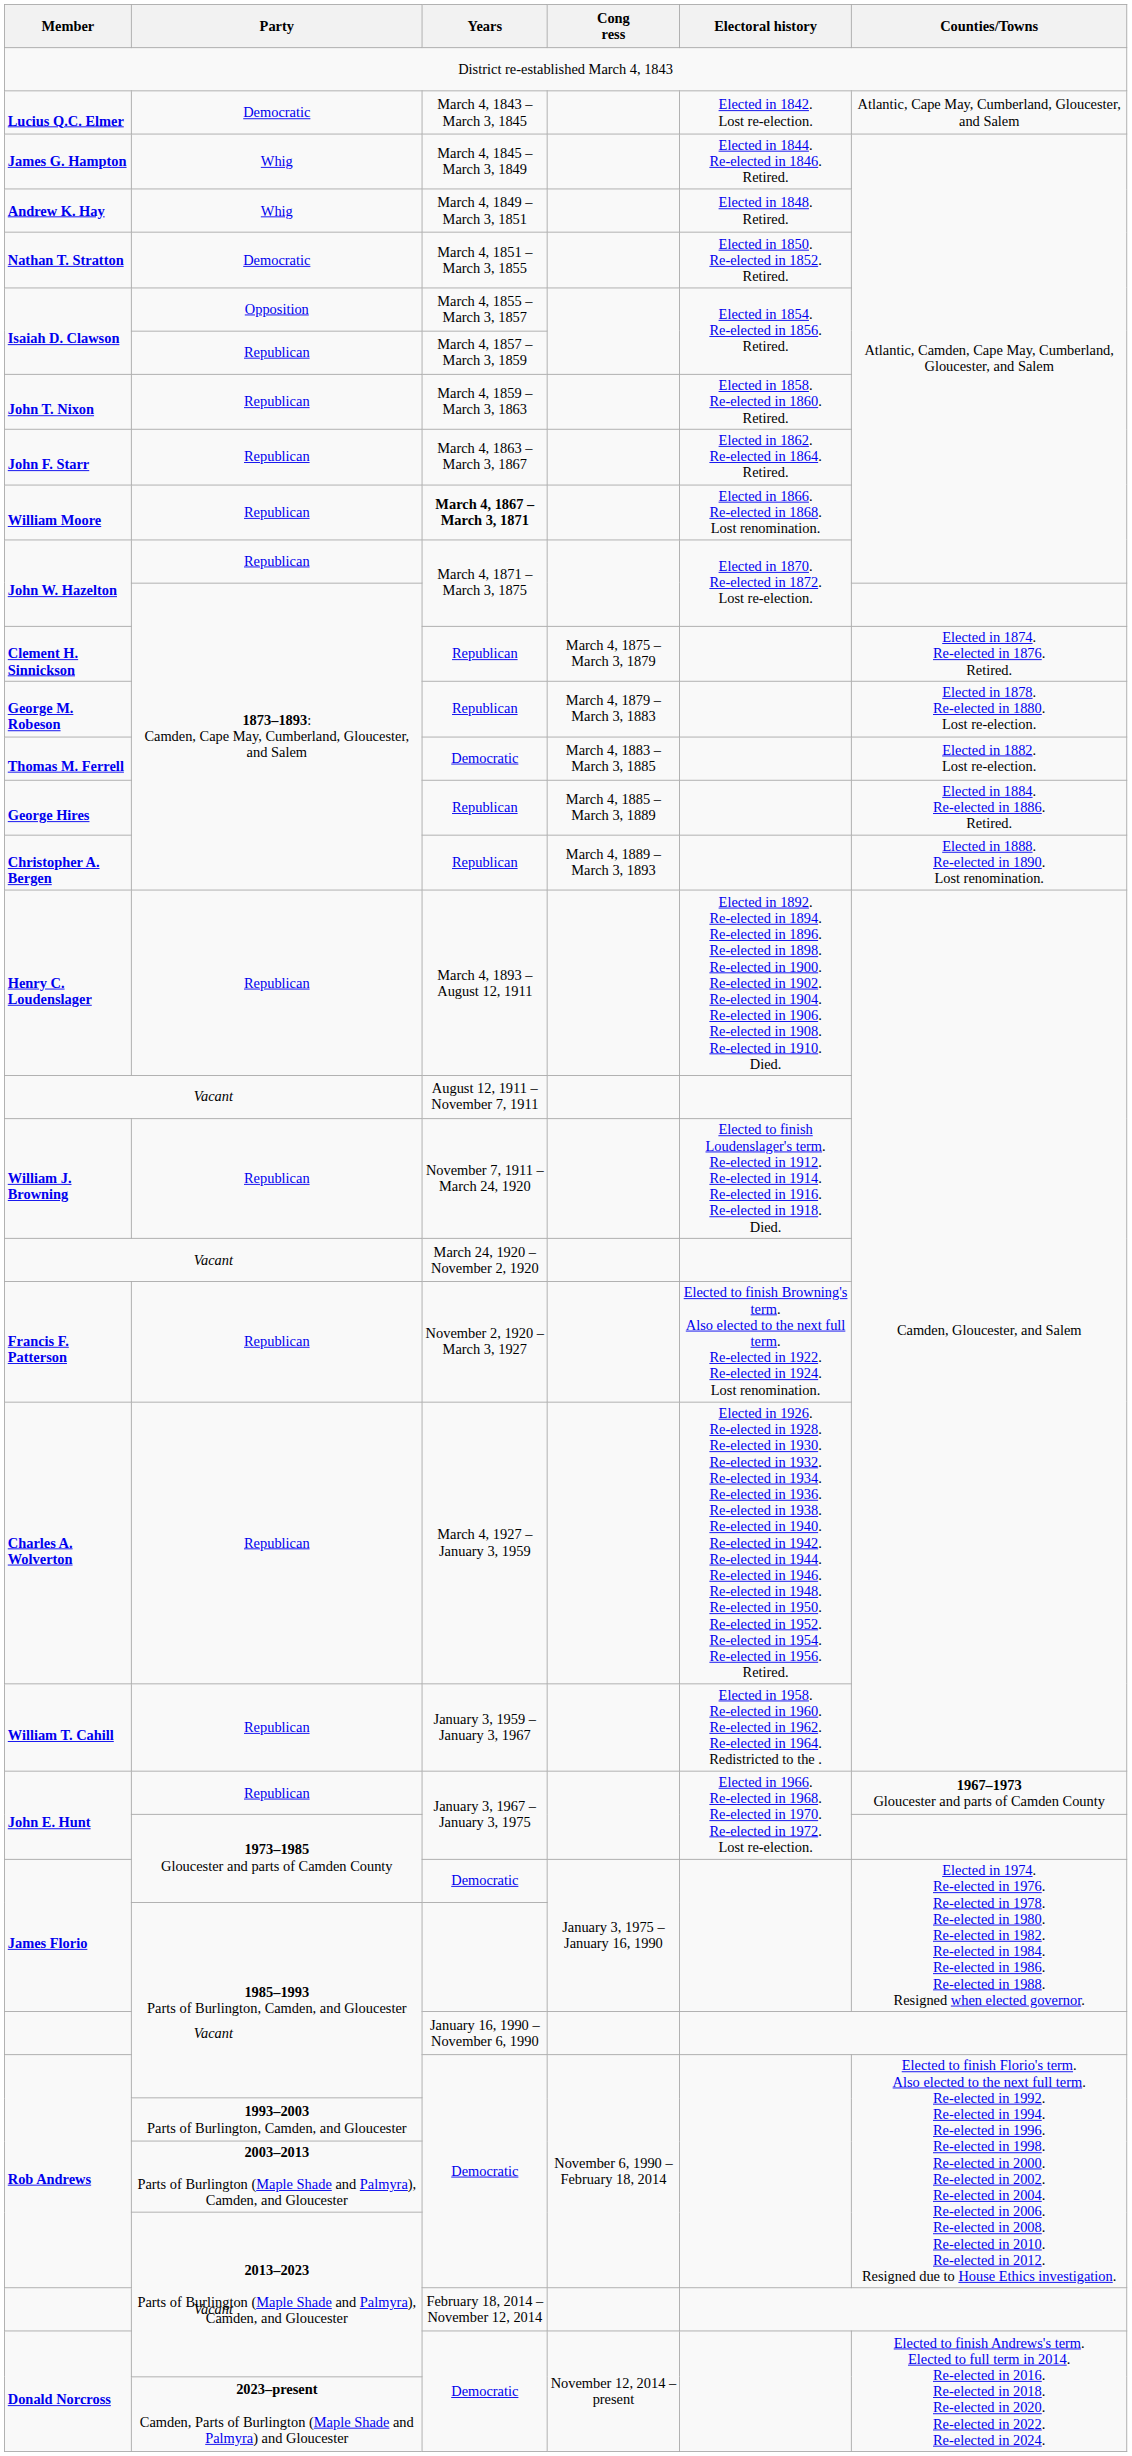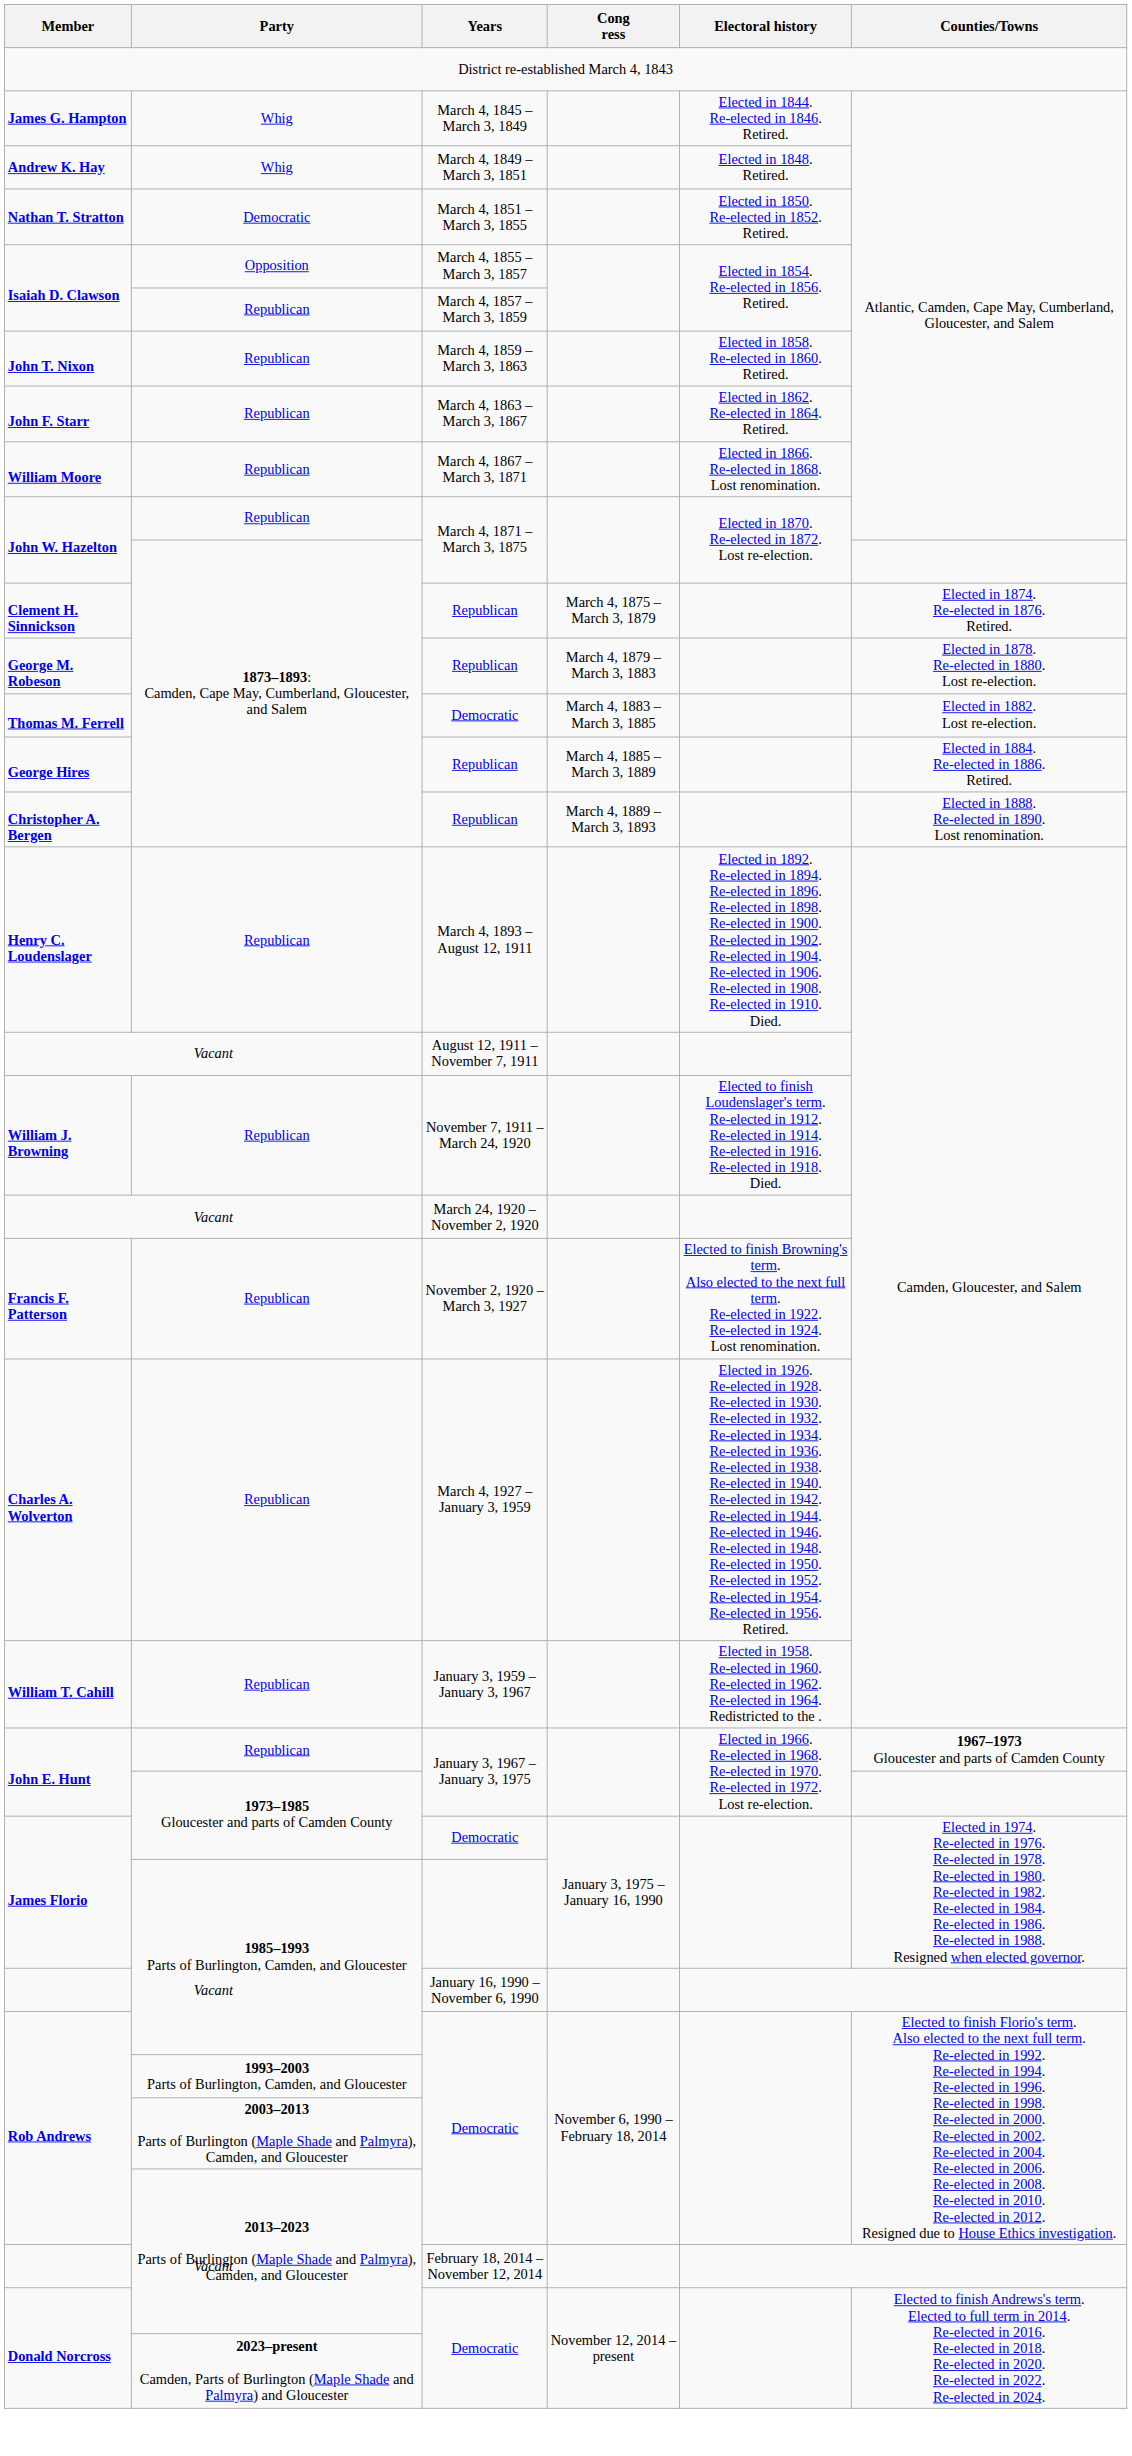- row: (66, 120)
(485, 512) bold -> (485, 469) normal
